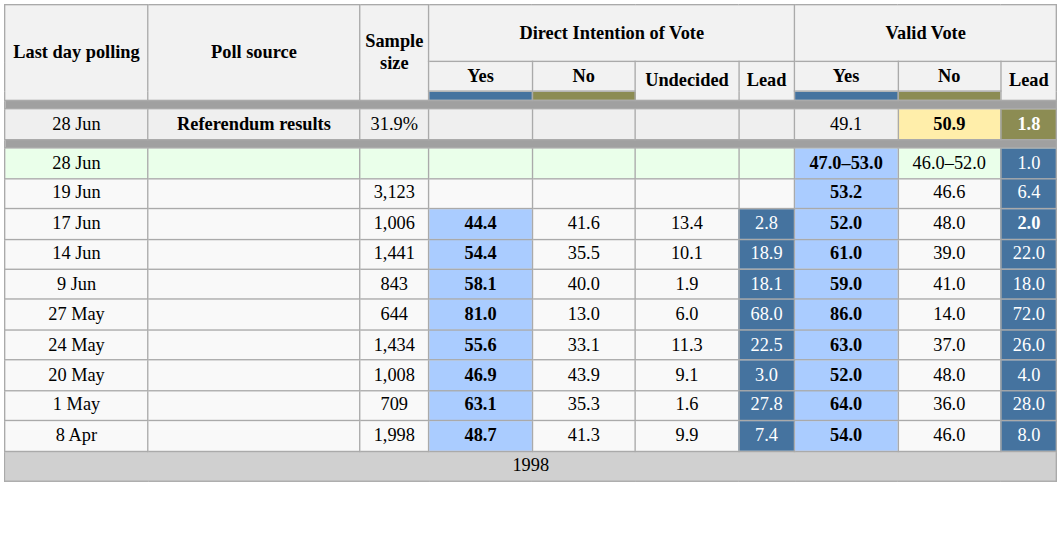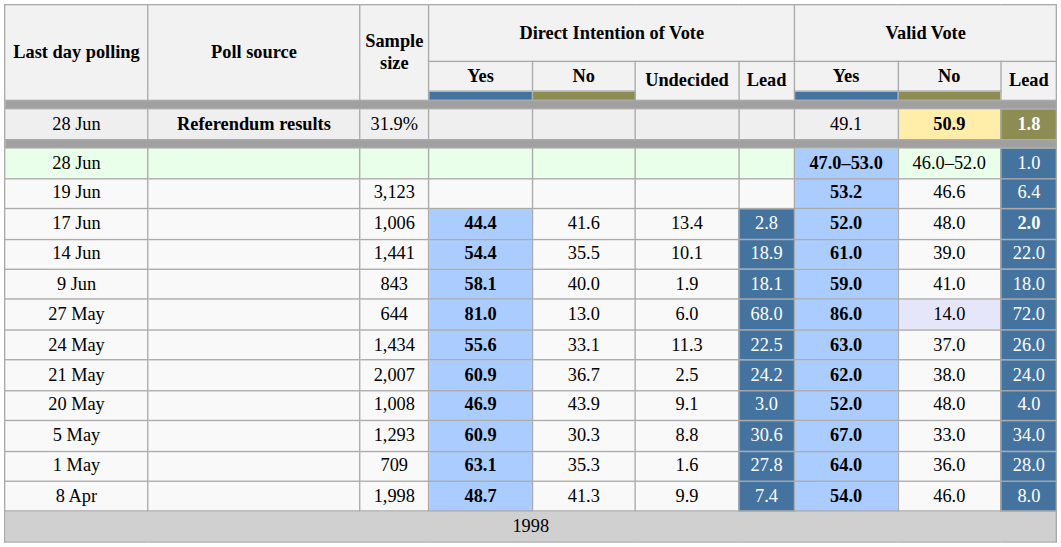(949, 314) no background -> (949, 314) lavender background
+ row: (77, 374)
+ row: (77, 435)
